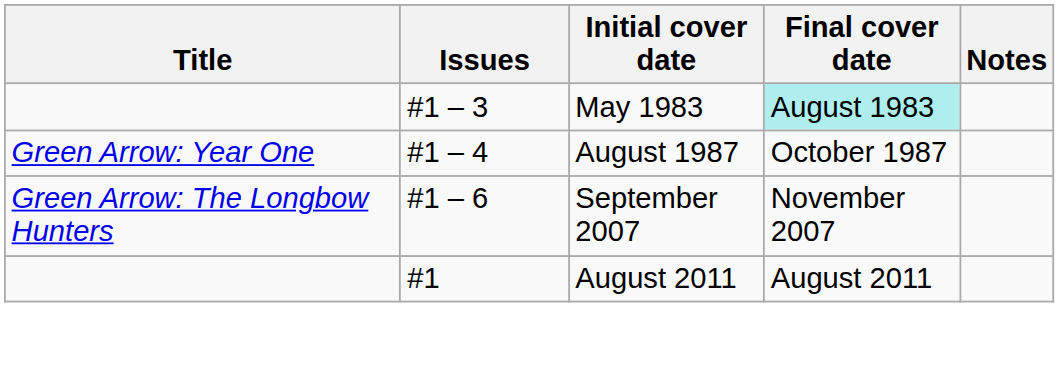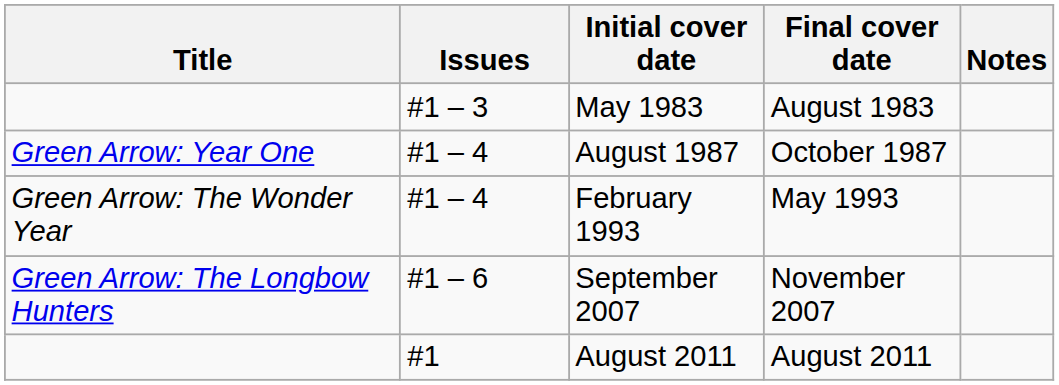(853, 106) paleturquoise background -> (853, 106) no background
+ row: (634, 215)
